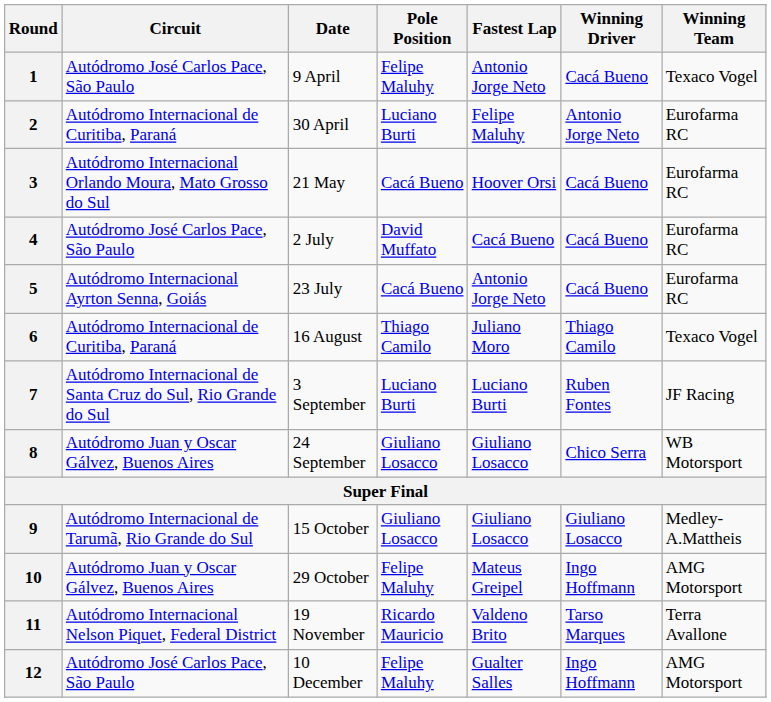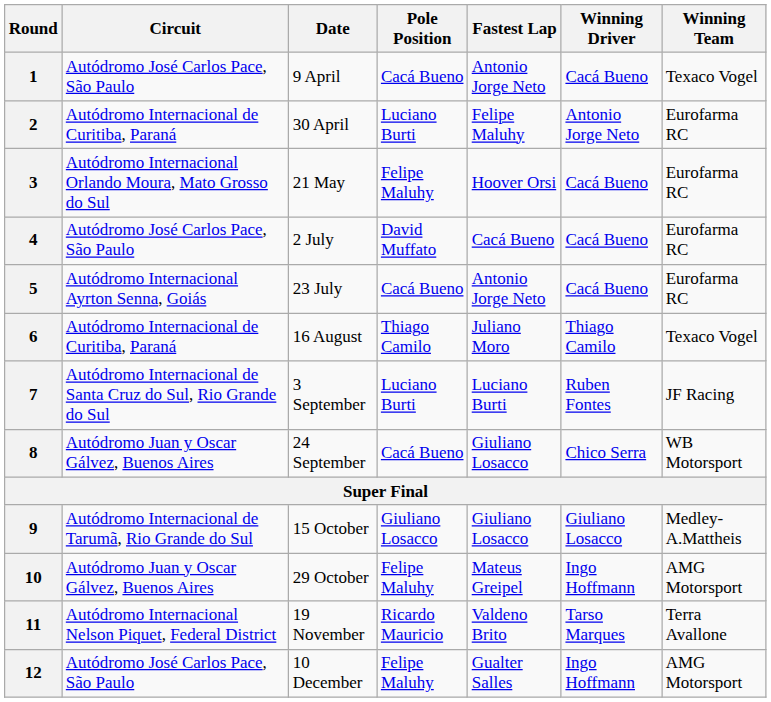(407, 76) Felipe Maluhy -> (422, 76) Cacá Bueno
(422, 182) Cacá Bueno -> (407, 182) Felipe Maluhy
(411, 452) Giuliano Losacco -> (422, 452) Cacá Bueno
